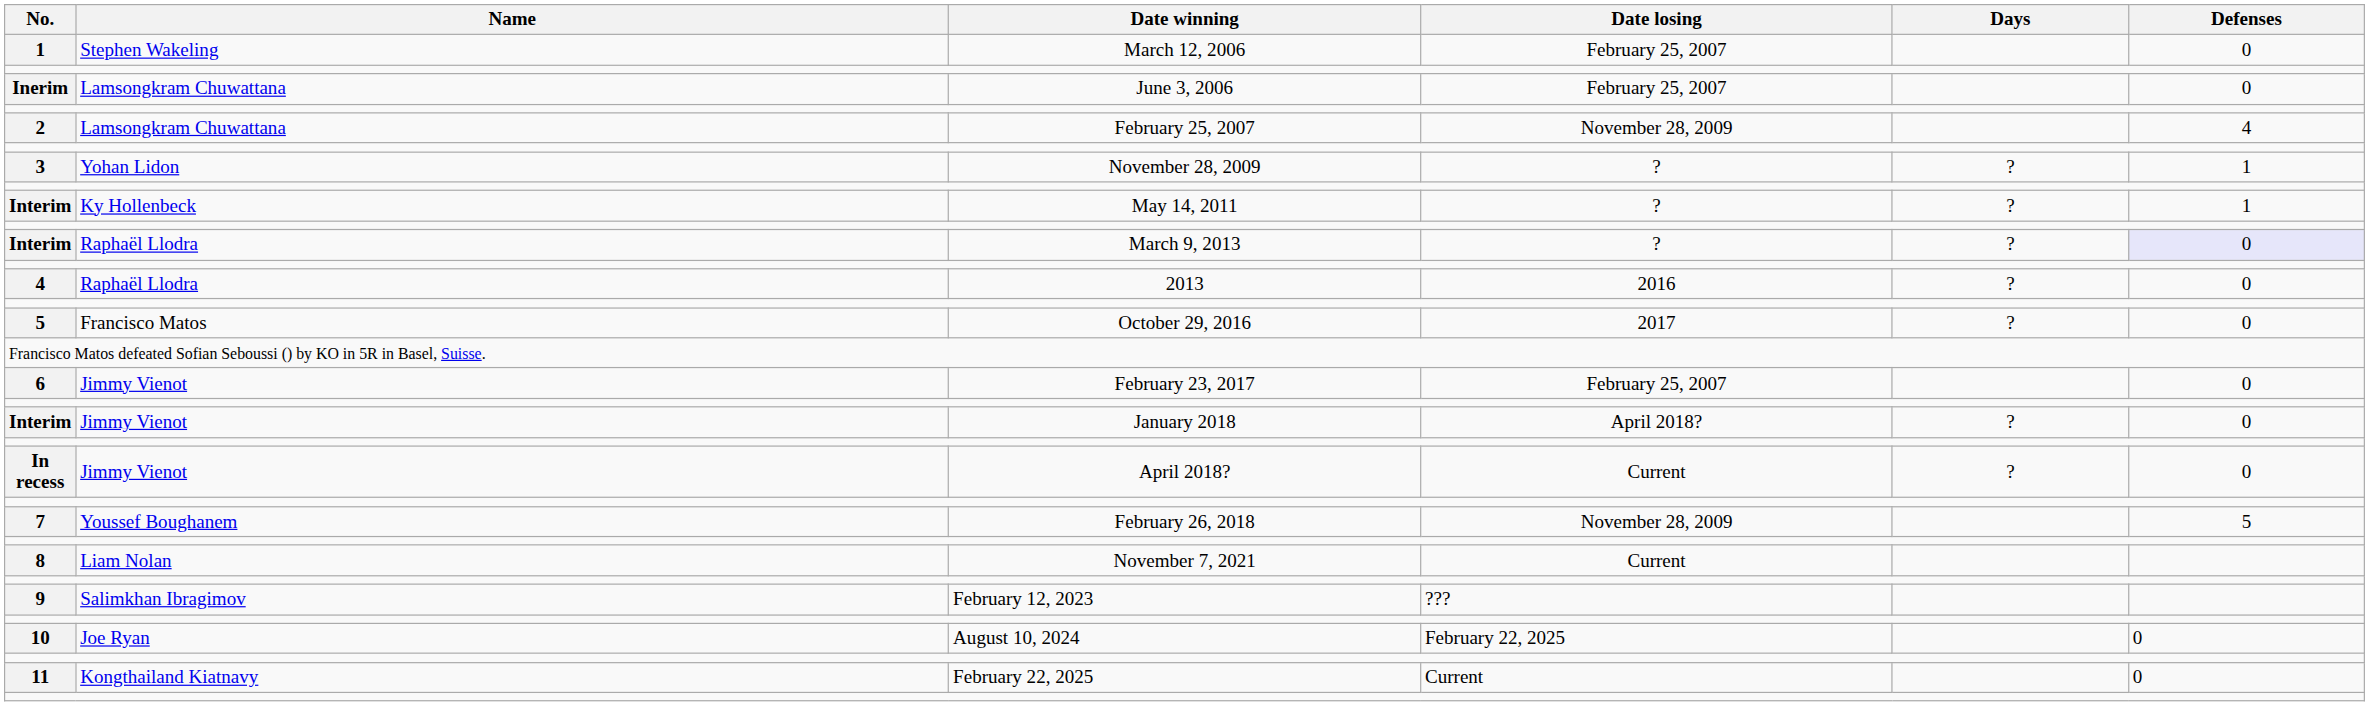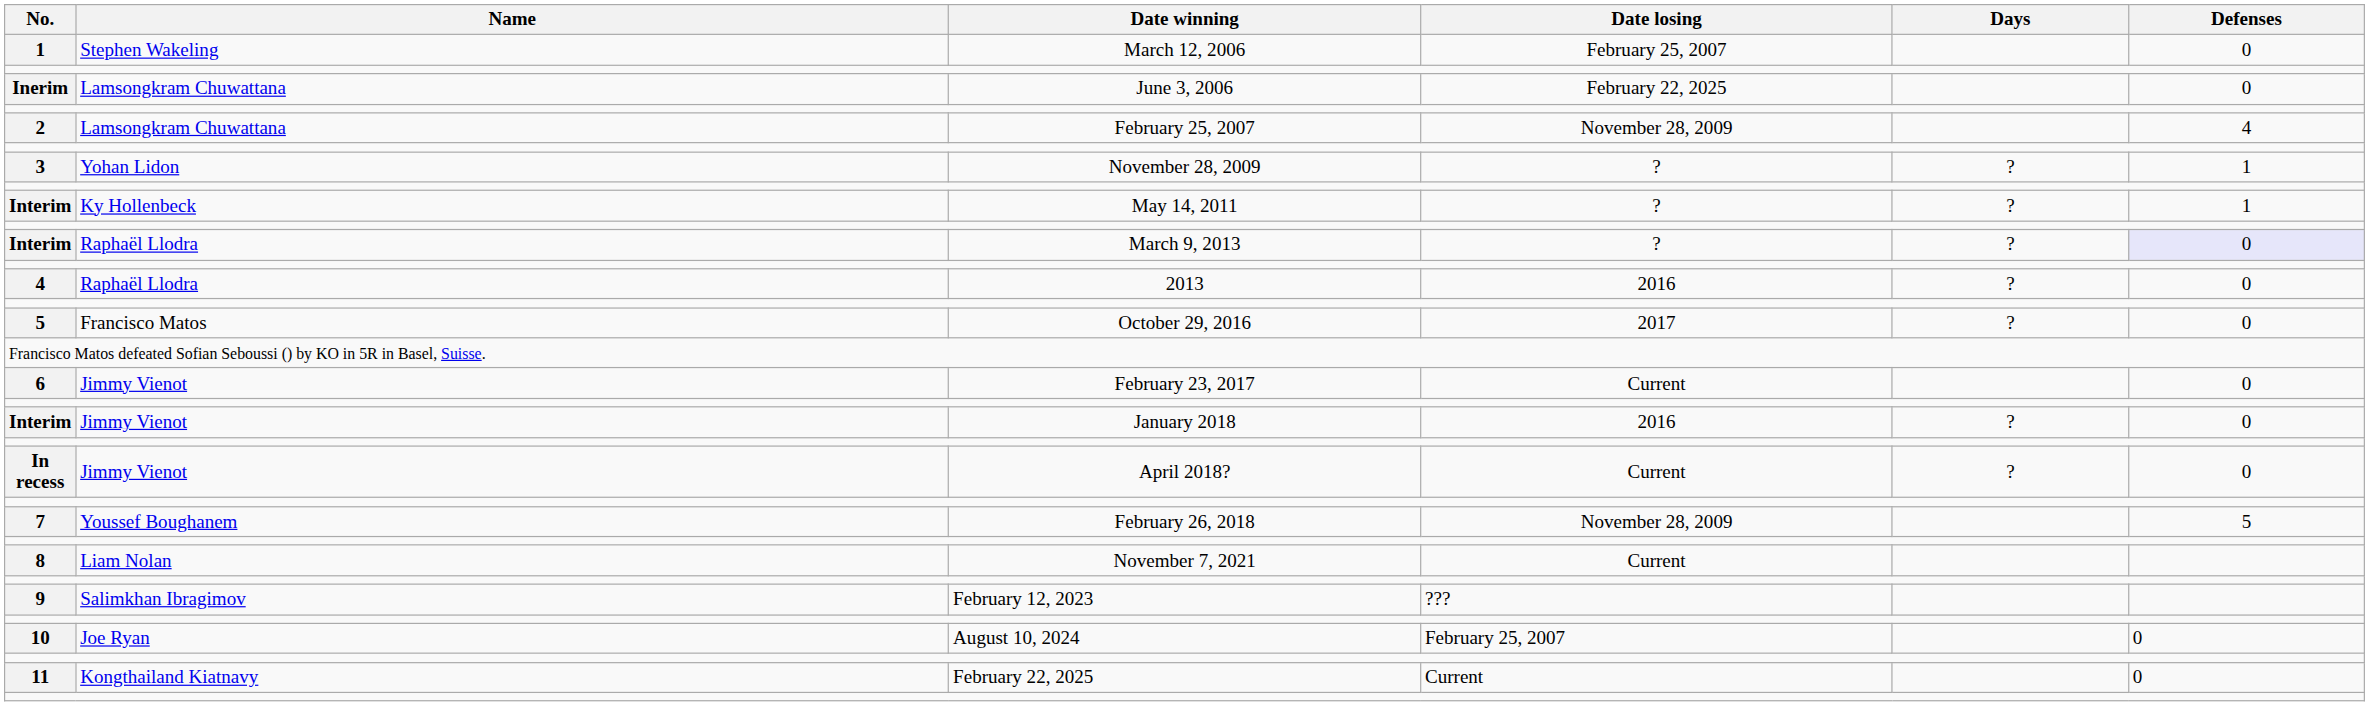(1657, 88) February 25, 2007 -> (1657, 88) February 22, 2025
(1657, 382) February 25, 2007 -> (1657, 382) Current
(1657, 421) April 2018? -> (1657, 421) 2016
(1495, 638) February 22, 2025 -> (1495, 638) February 25, 2007
